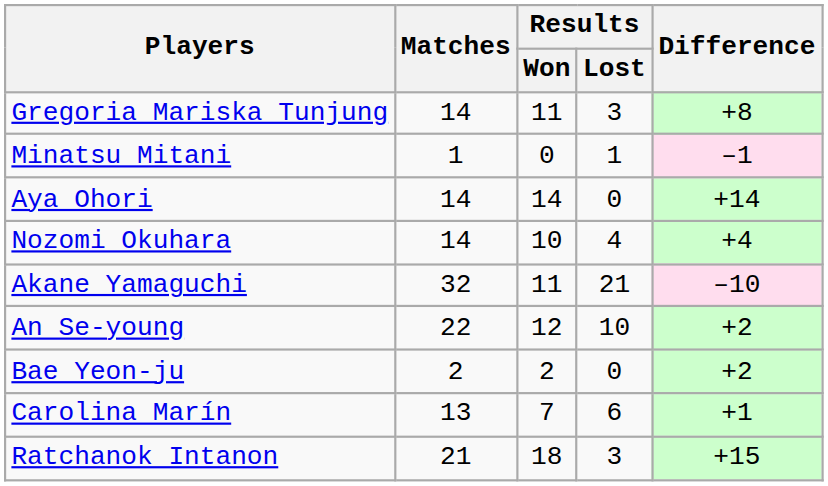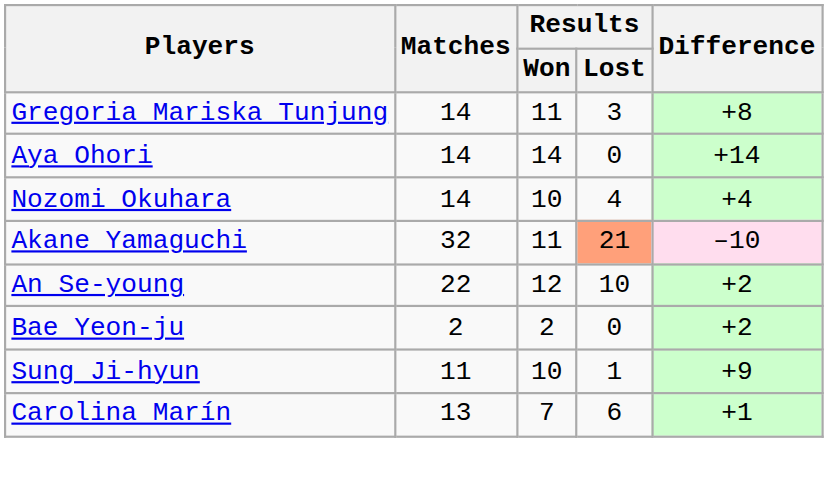- row: (121, 156)
(614, 285) no background -> (614, 242) lightsalmon background
+ row: (106, 372)
- row: (145, 458)
